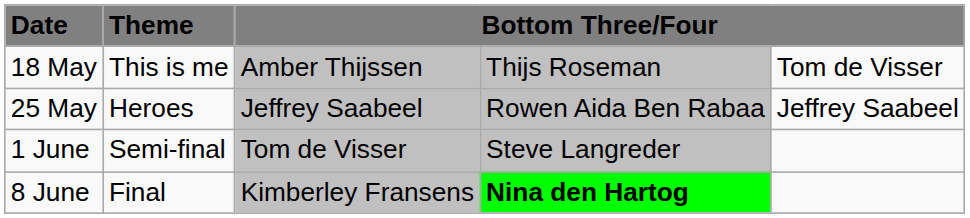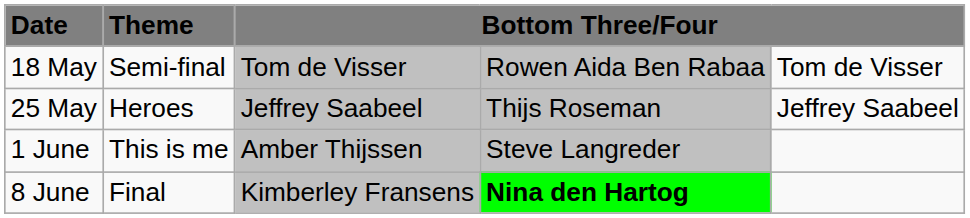(169, 66) This is me -> (167, 66) Semi-final
(332, 66) Amber Thijssen -> (324, 66) Tom de Visser
(574, 66) Thijs Roseman -> (625, 66) Rowen Aida Ben Rabaa
(625, 108) Rowen Aida Ben Rabaa -> (574, 108) Thijs Roseman
(167, 150) Semi-final -> (169, 150) This is me
(324, 150) Tom de Visser -> (332, 150) Amber Thijssen
